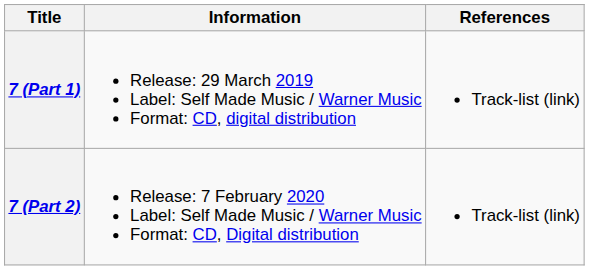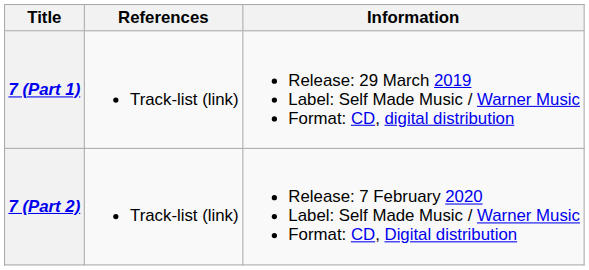columns swapped: (255, 17) <-> (505, 17)
